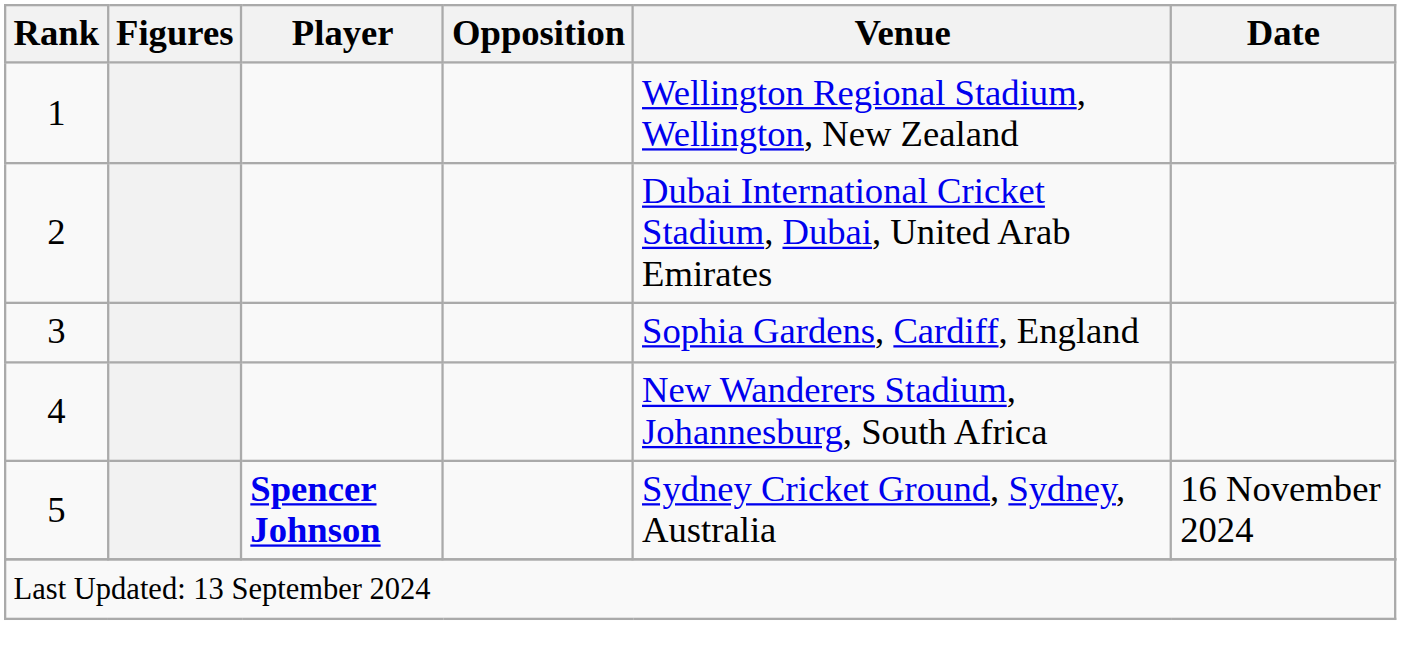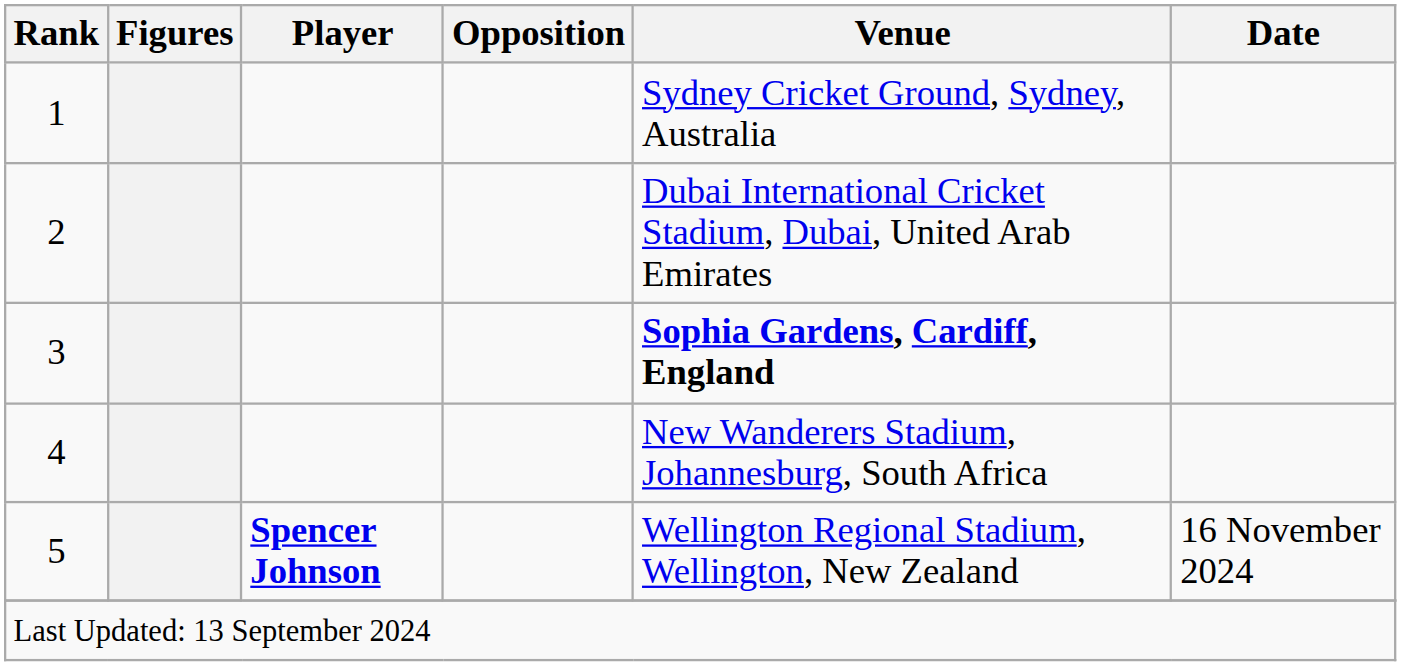(864, 112) Wellington Regional Stadium, Wellington, New Zealand -> (884, 112) Sydney Cricket Ground, Sydney, Australia
(890, 331) normal -> (839, 352) bold
(884, 509) Sydney Cricket Ground, Sydney, Australia -> (864, 550) Wellington Regional Stadium, Wellington, New Zealand
